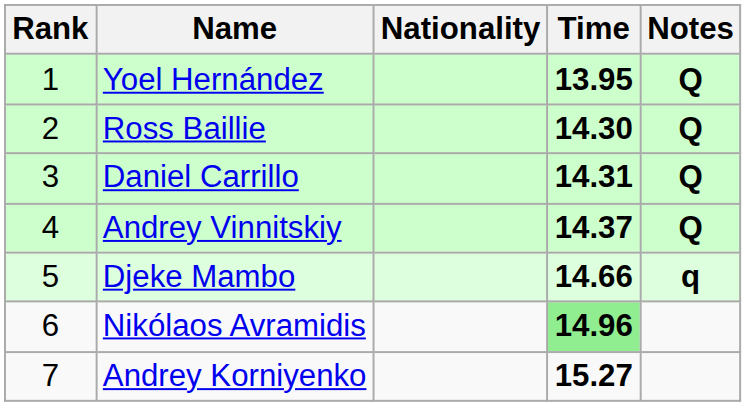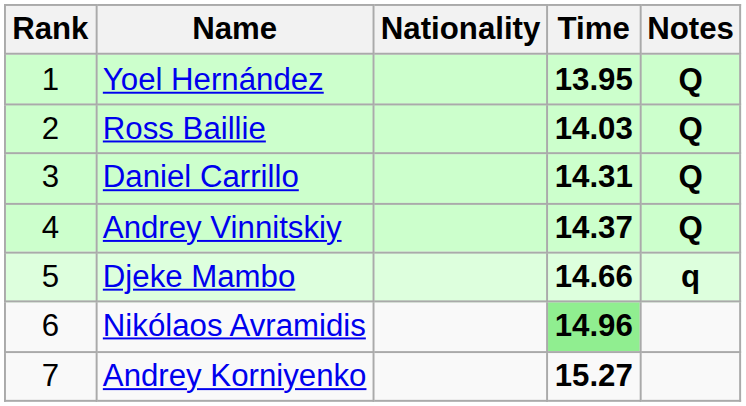(594, 128) 14.30 -> (594, 128) 14.03
